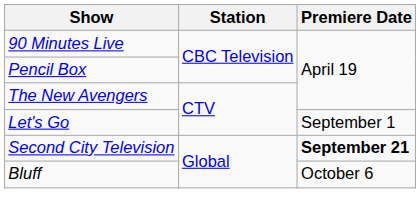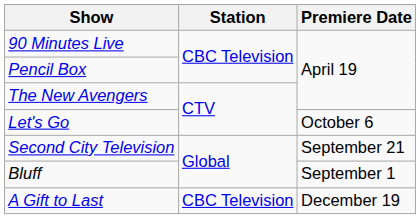(348, 122) September 1 -> (337, 122) October 6
(355, 148) bold -> (353, 148) normal
(337, 174) October 6 -> (348, 174) September 1
+ row: (56, 200)
